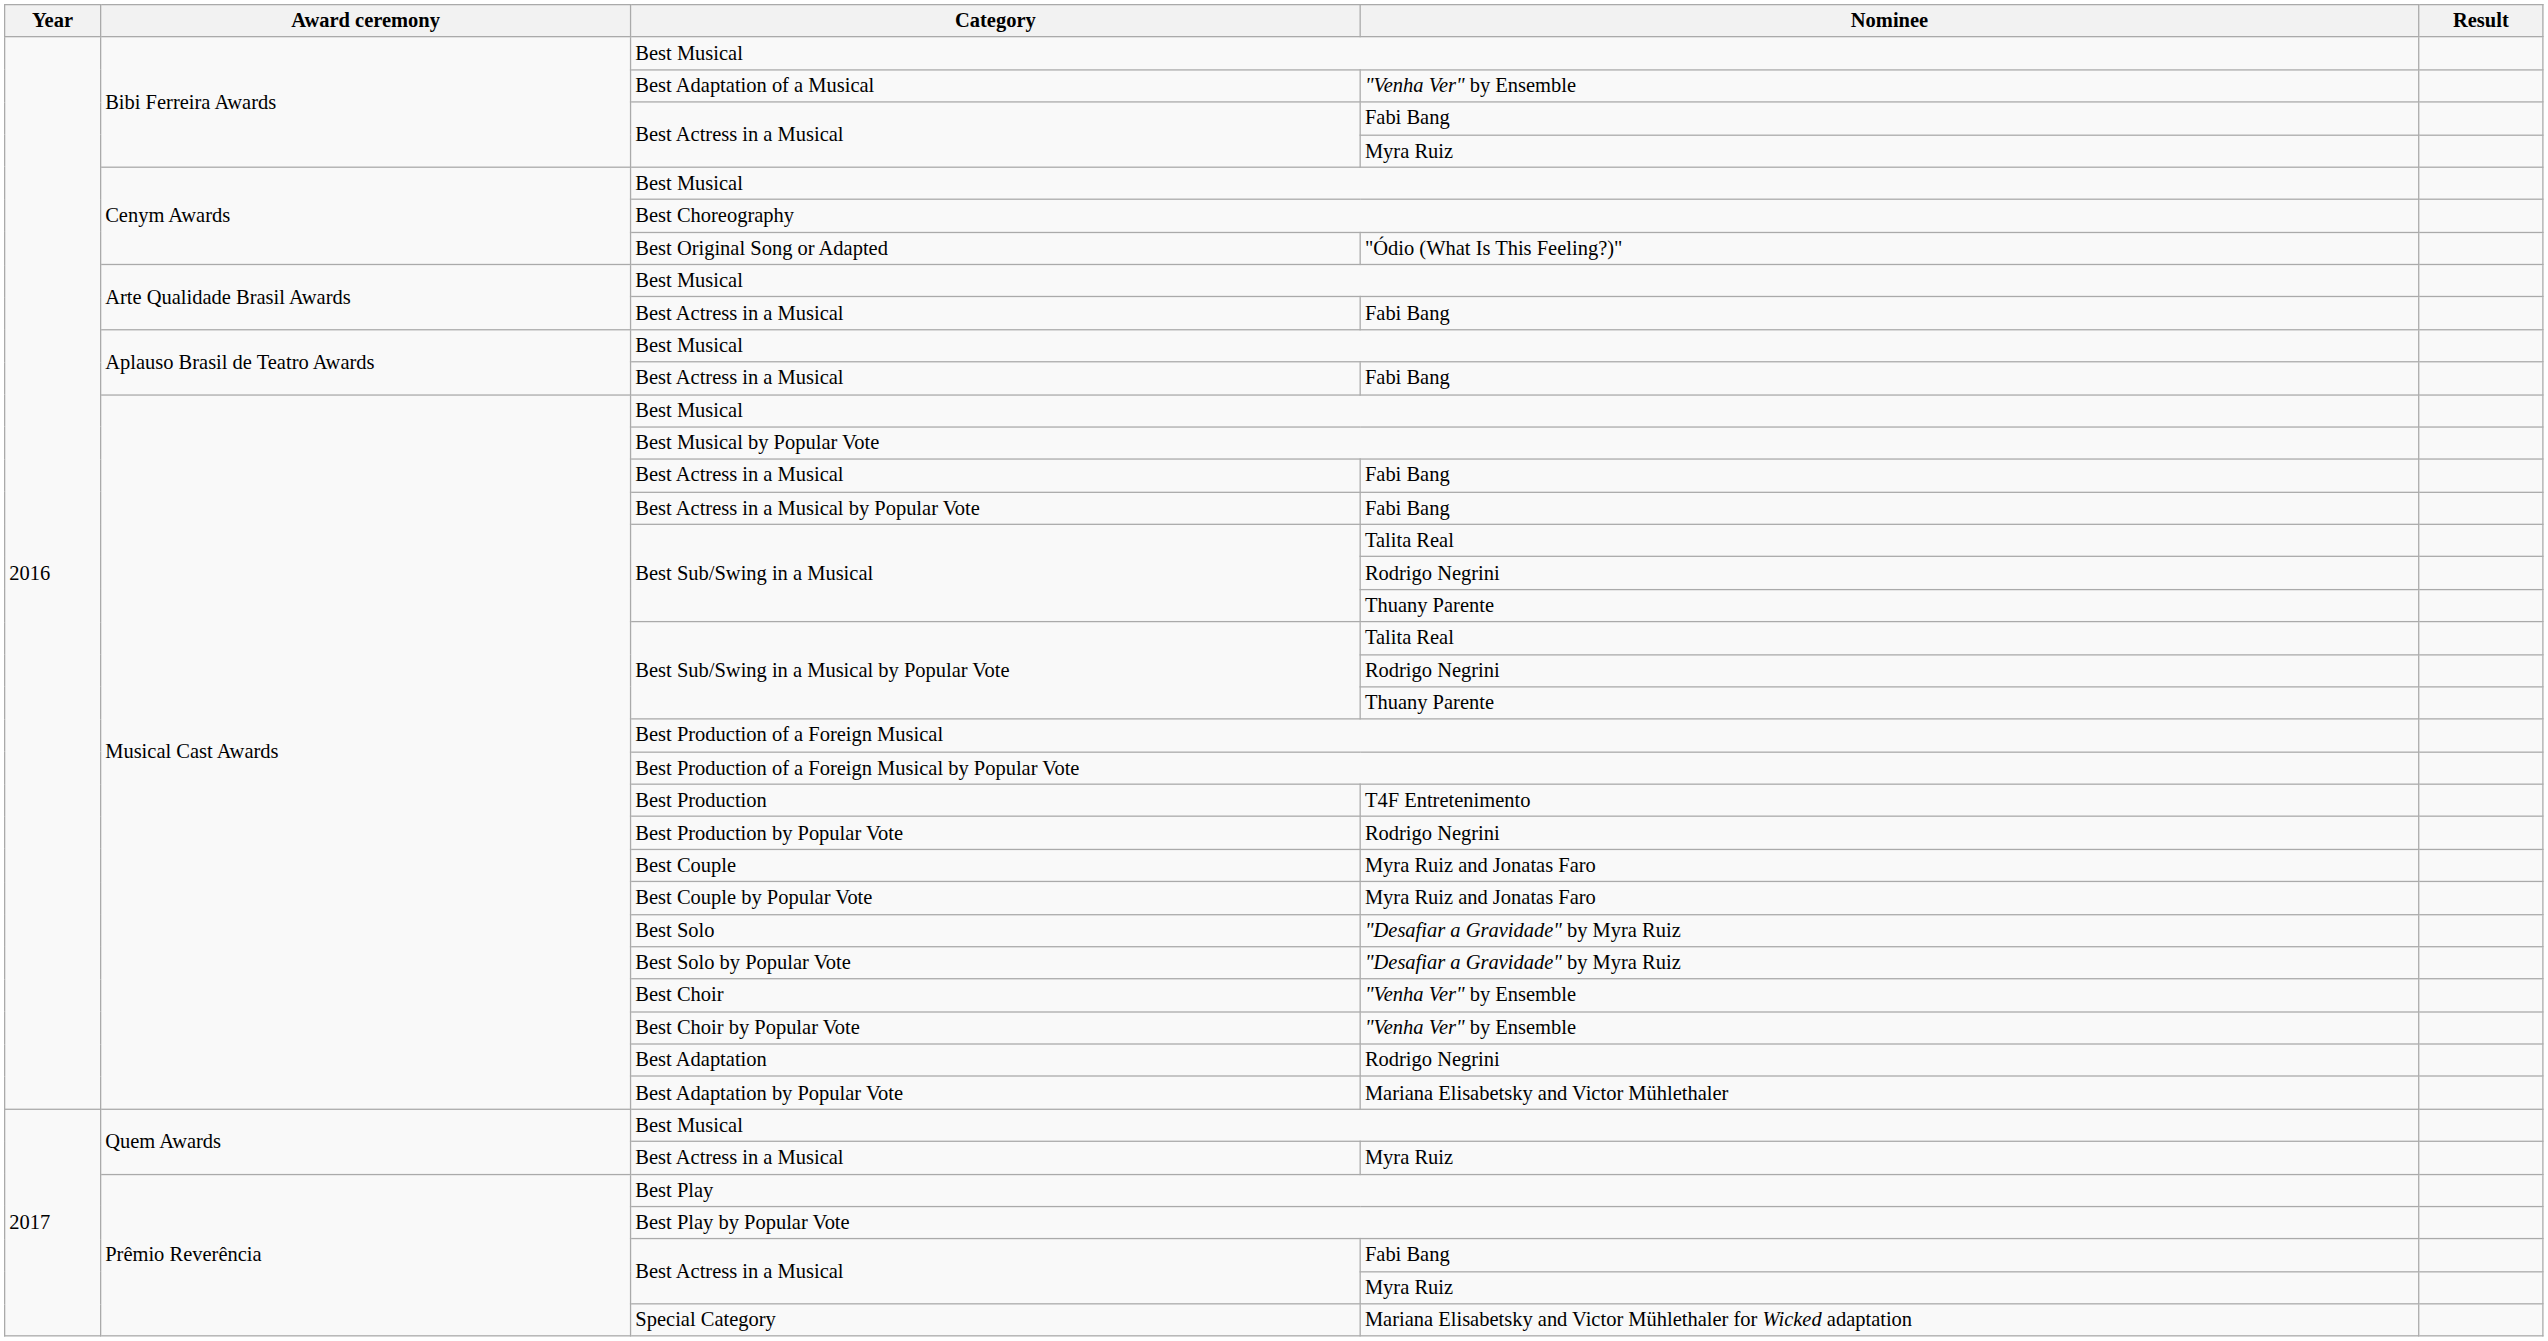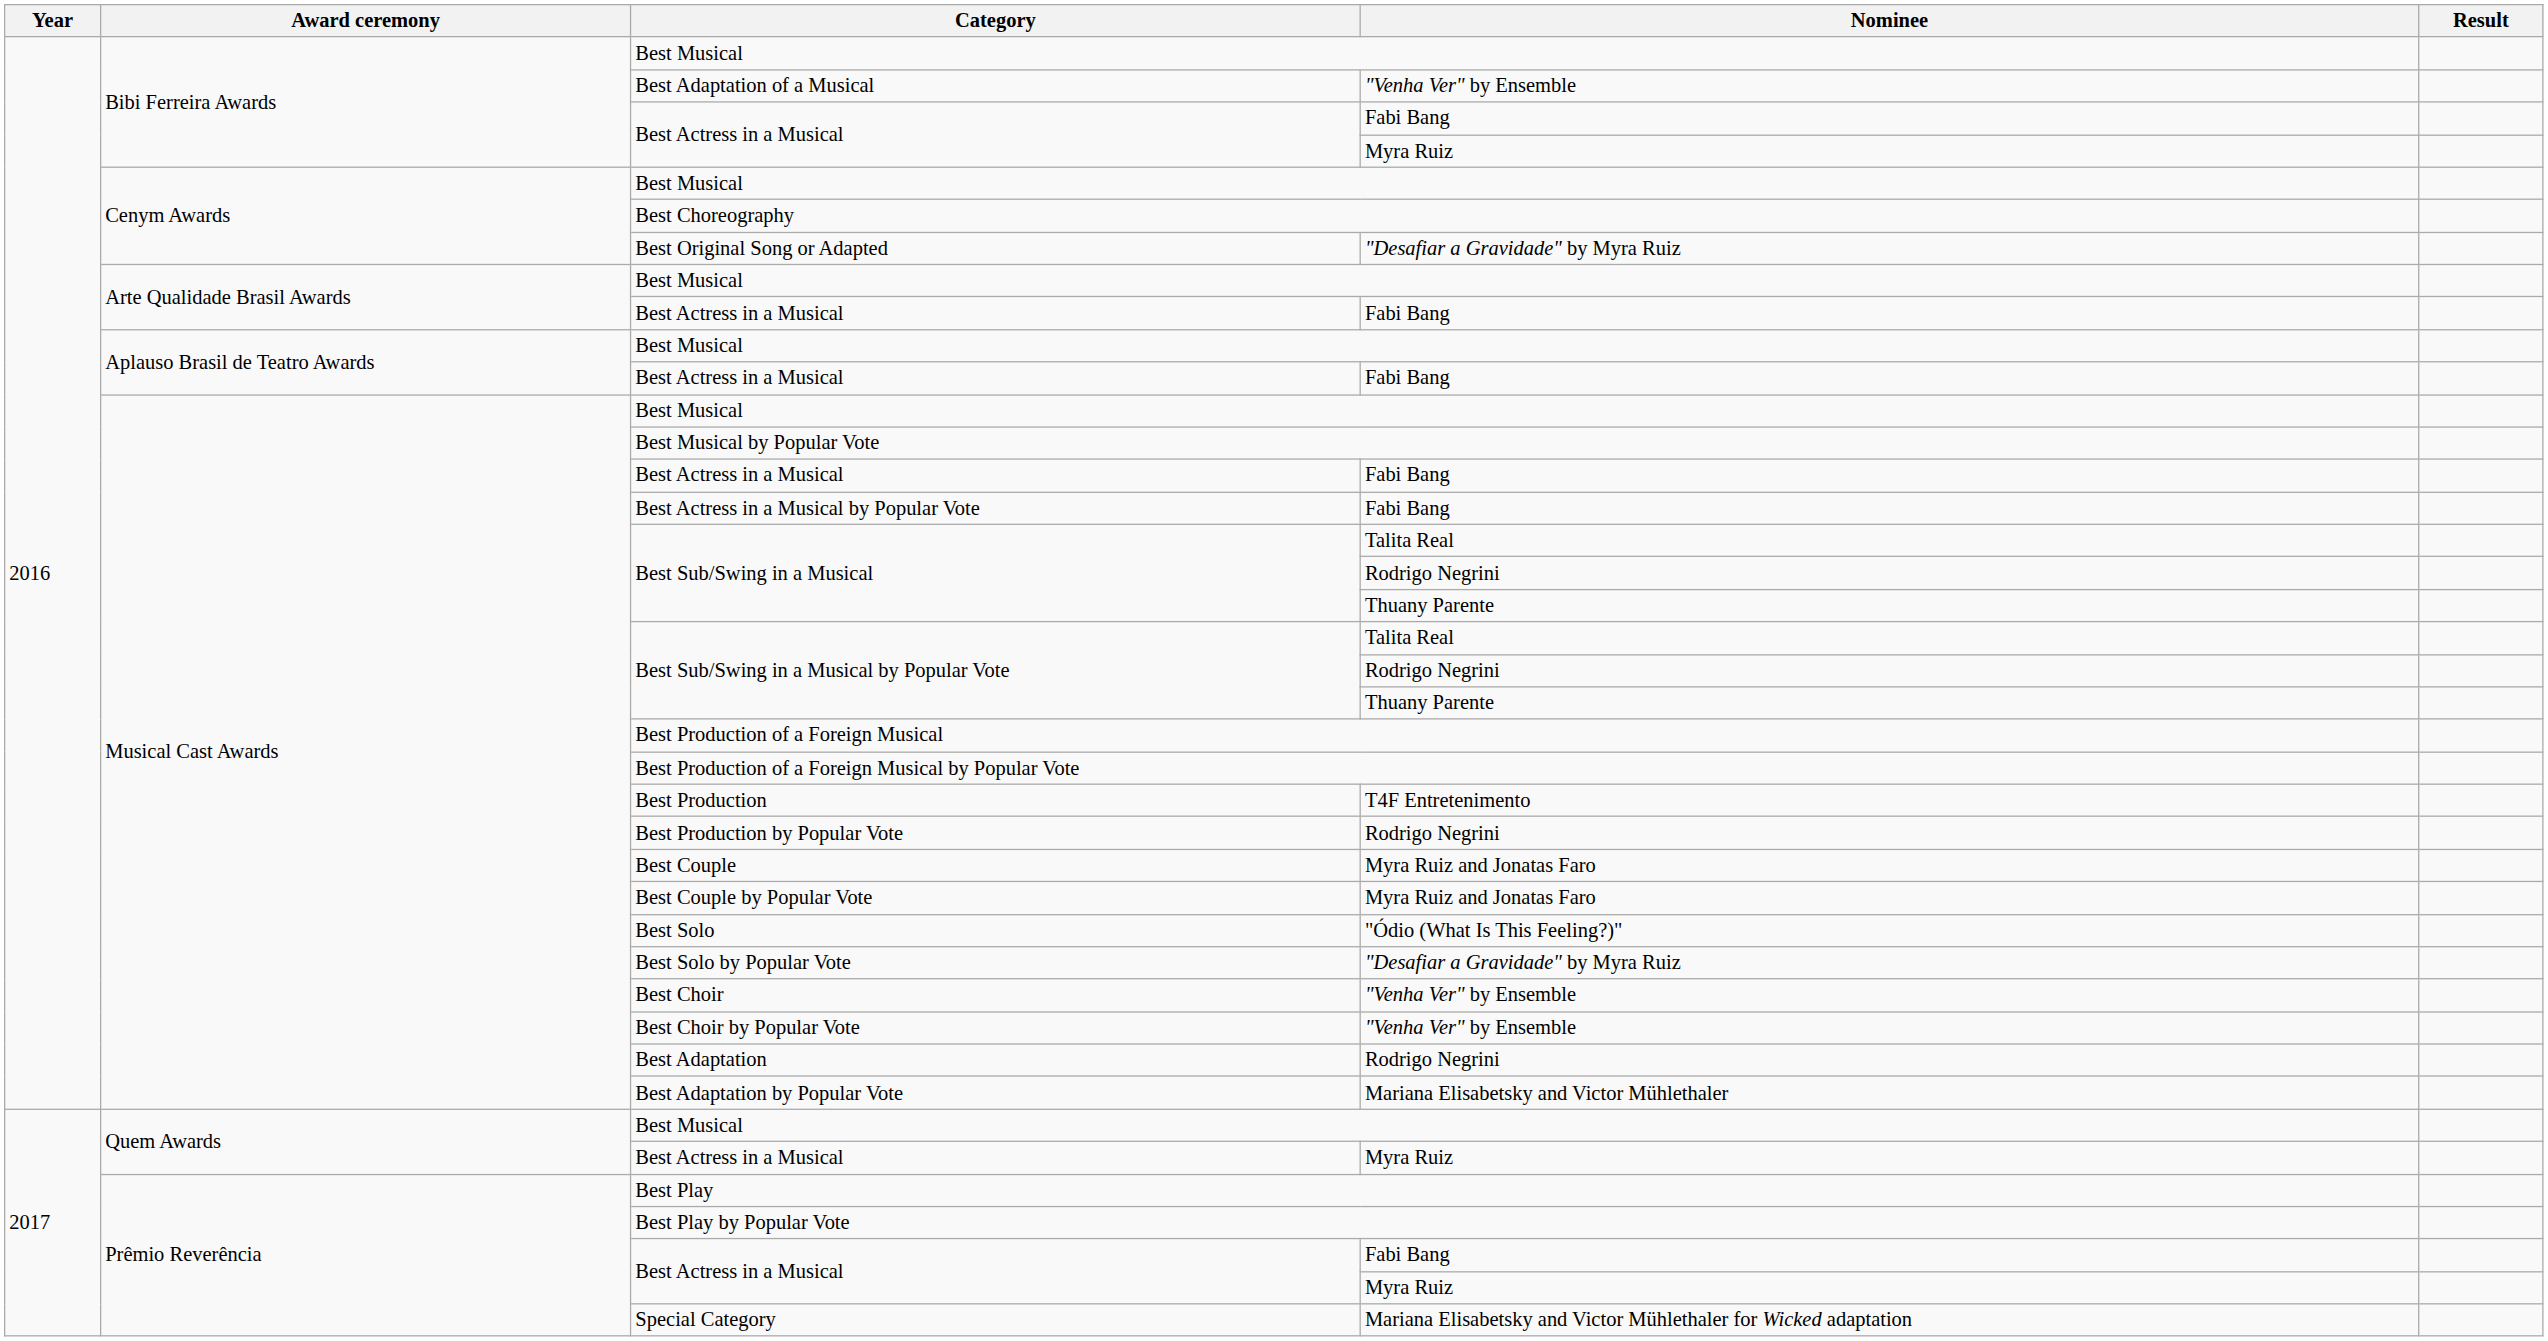(1494, 248) "Ódio (What Is This Feeling?)" -> (1523, 248) "Desafiar a Gravidade" by Myra Ruiz
(1523, 930) "Desafiar a Gravidade" by Myra Ruiz -> (1494, 930) "Ódio (What Is This Feeling?)"
